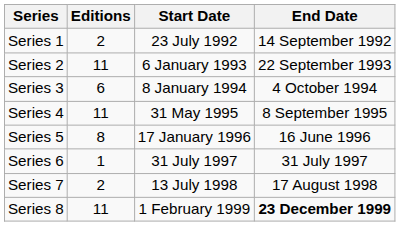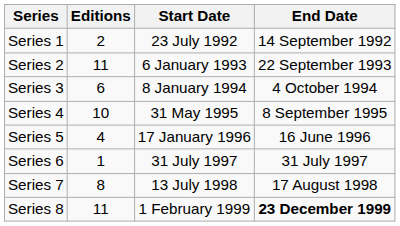(101, 112) 11 -> (101, 112) 10
(101, 137) 8 -> (101, 137) 4
(101, 185) 2 -> (101, 185) 8
